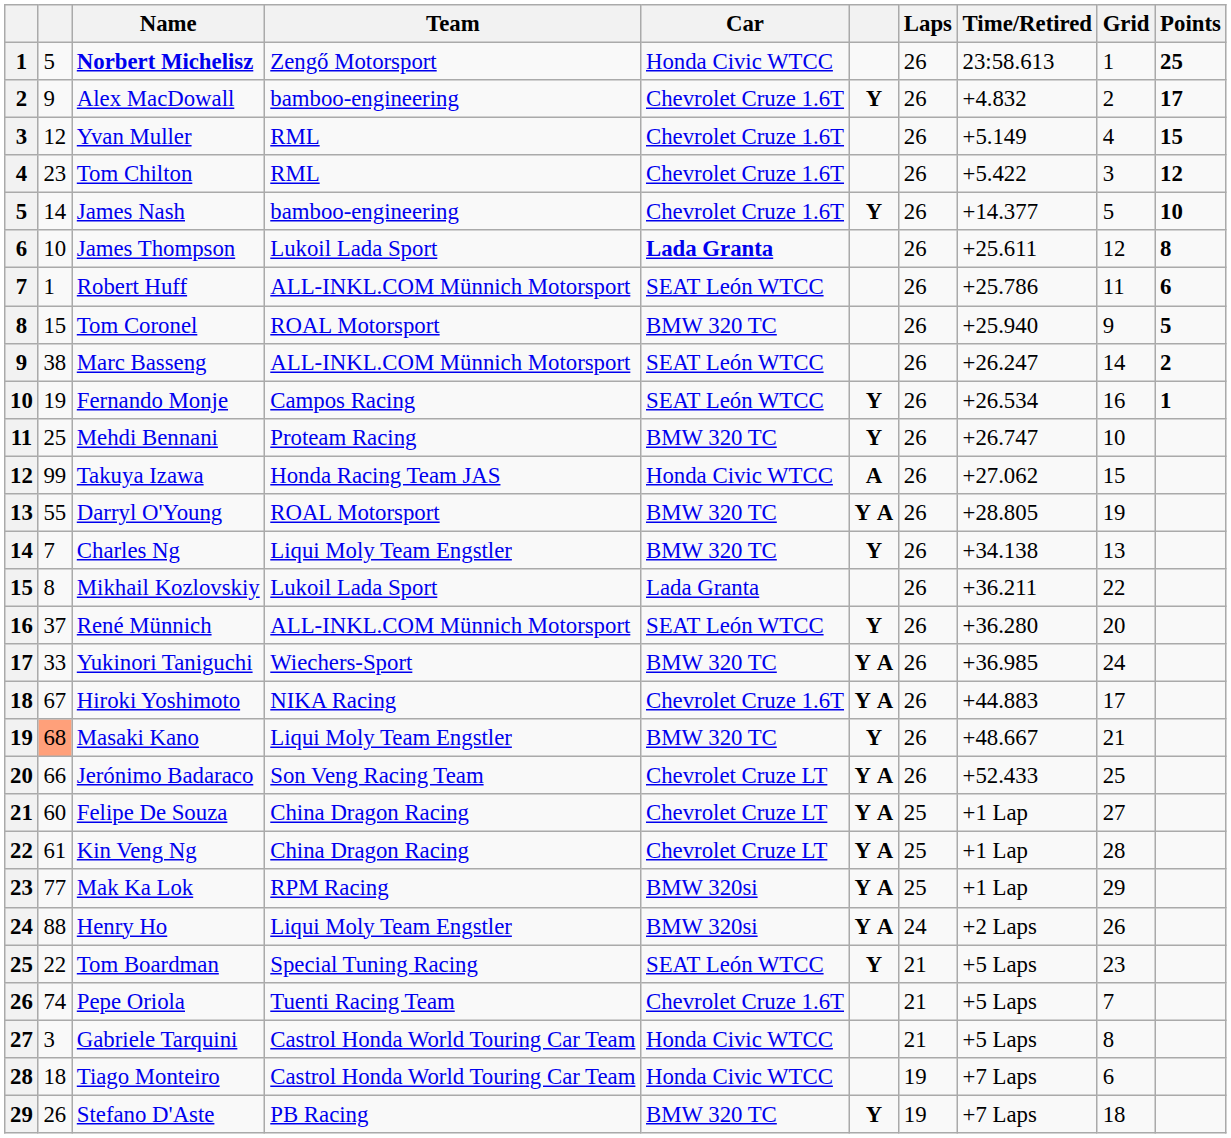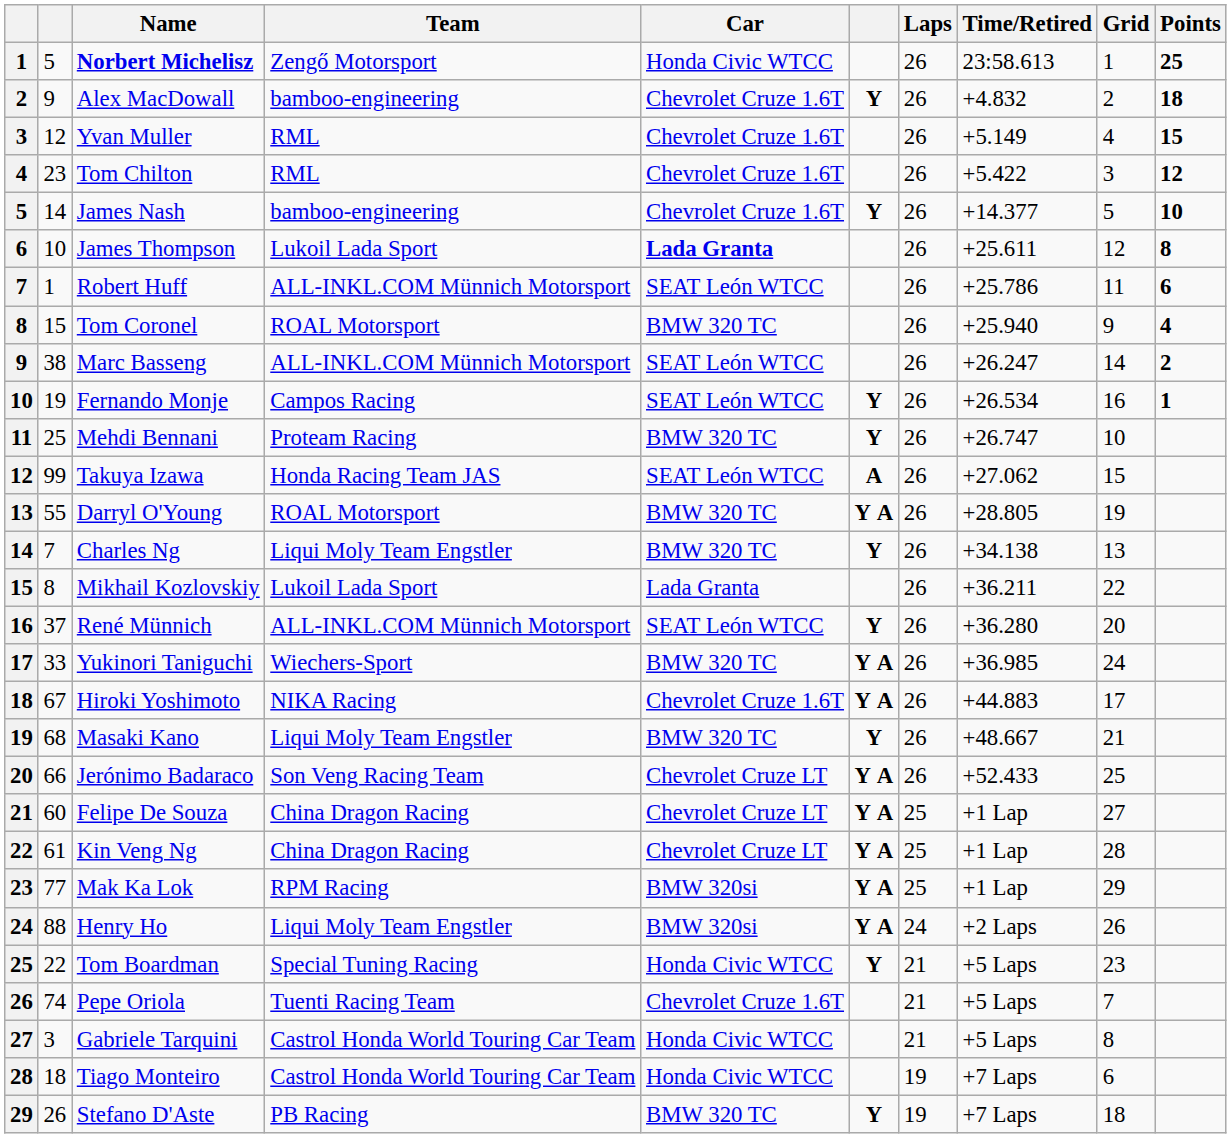(1171, 98) 17 -> (1171, 98) 18
(1166, 324) 5 -> (1166, 324) 4
(739, 474) Honda Civic WTCC -> (735, 474) SEAT León WTCC
(55, 737) lightsalmon background -> (55, 737) no background
(735, 963) SEAT León WTCC -> (739, 963) Honda Civic WTCC
